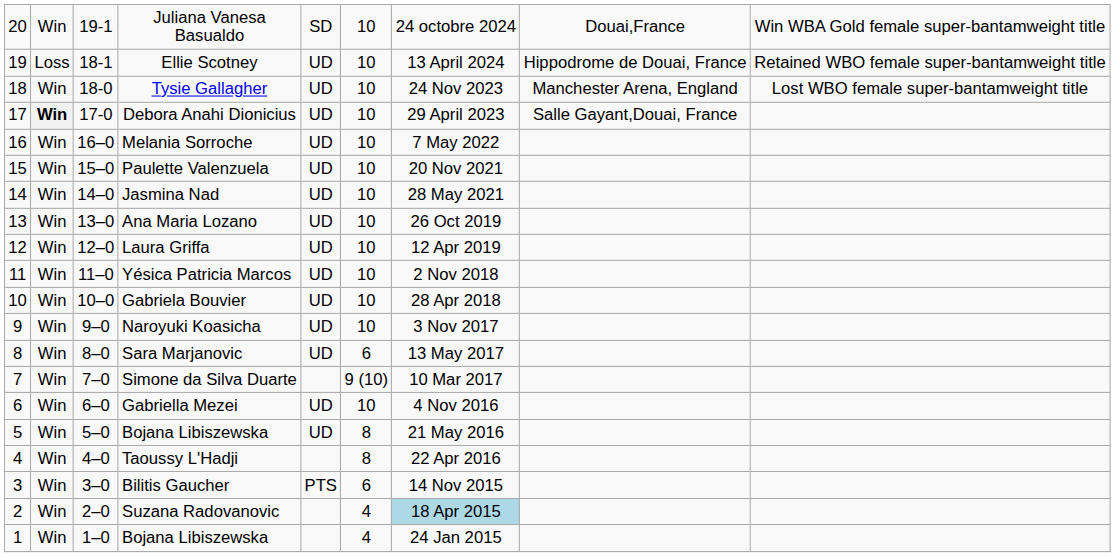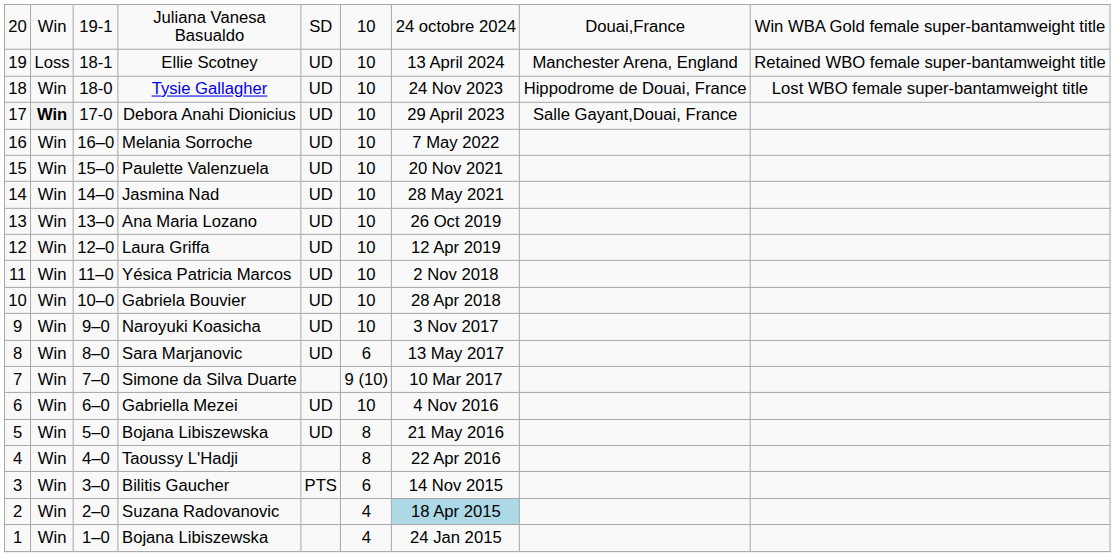(635, 62) Hippodrome de Douai, France -> (635, 62) Manchester Arena, England
(635, 89) Manchester Arena, England -> (635, 89) Hippodrome de Douai, France
